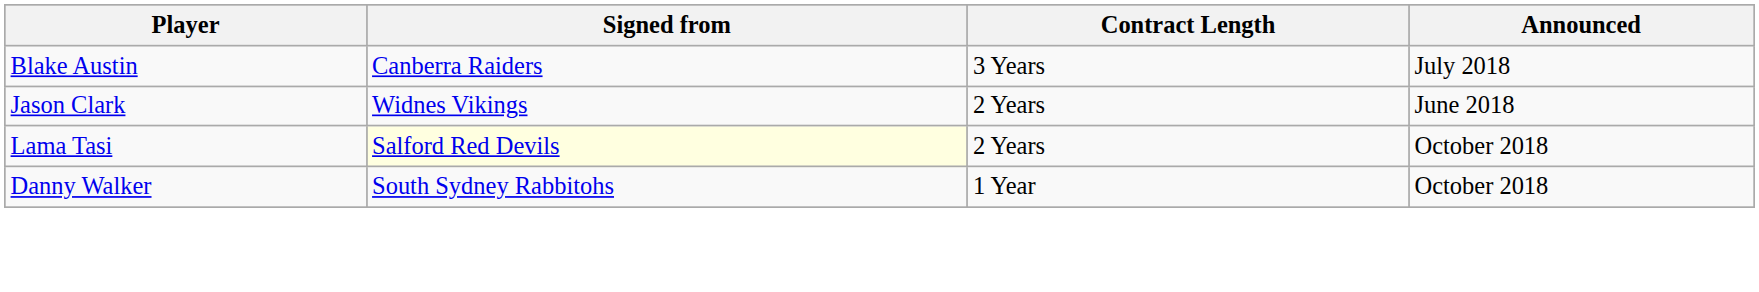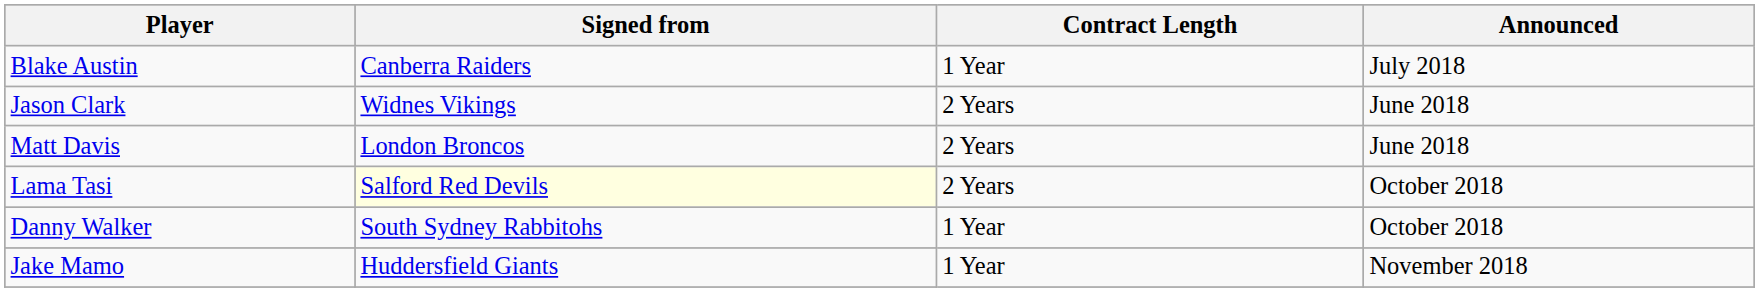(1009, 65) 3 Years -> (973, 65) 1 Year
+ row: (65, 146)
+ row: (67, 267)
